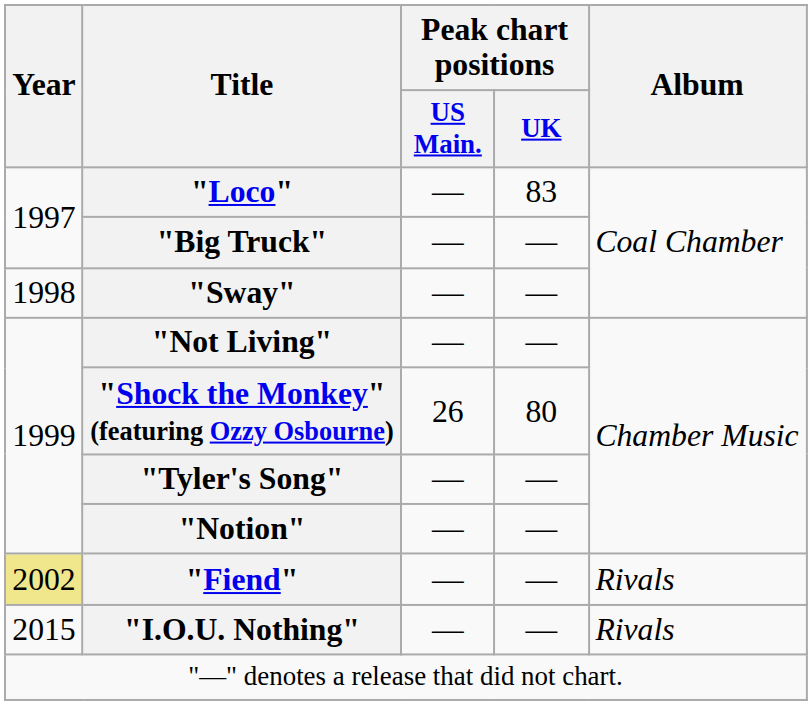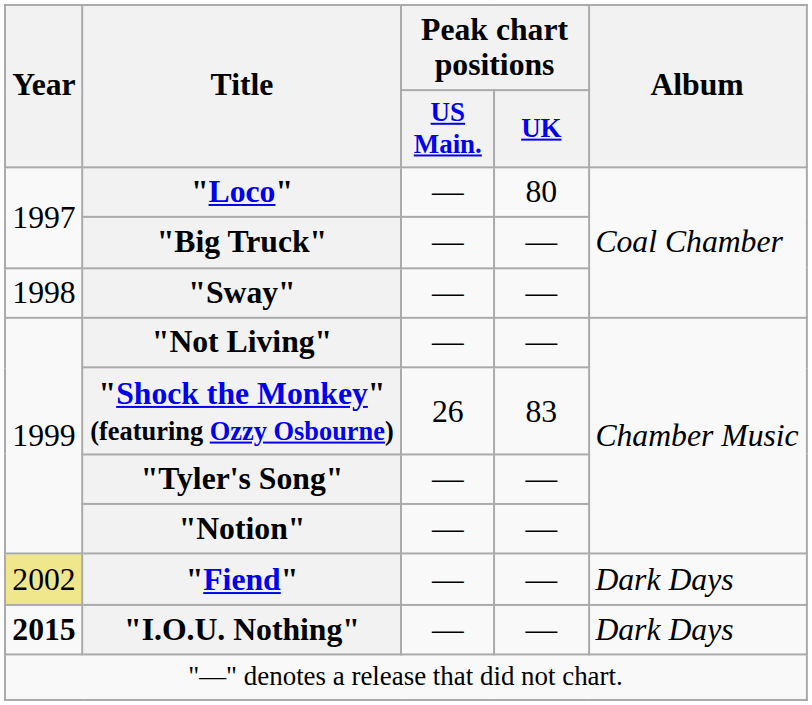(541, 191) 83 -> (541, 191) 80
(541, 410) 80 -> (541, 410) 83
(635, 578) Rivals -> (664, 578) Dark Days
(44, 629) normal -> (44, 629) bold
(635, 629) Rivals -> (664, 629) Dark Days
